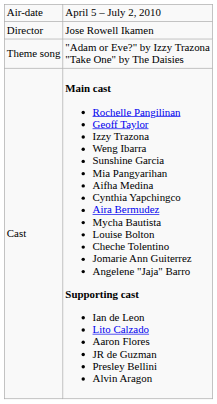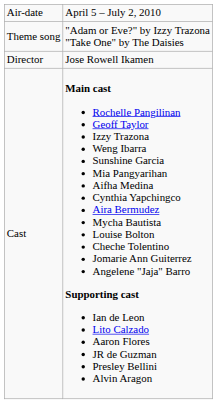rows swapped: (34, 53) <-> (25, 30)
